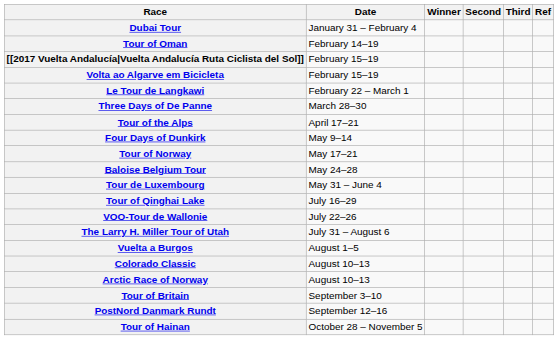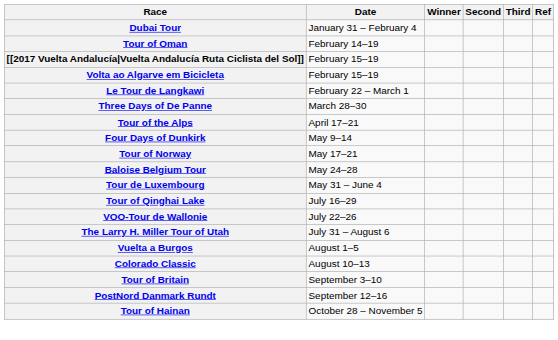- row: (155, 279)
